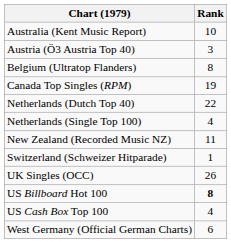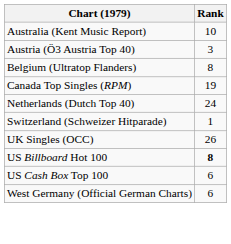(210, 103) 22 -> (210, 103) 24
- row: (74, 121)
- row: (89, 139)
(210, 211) 4 -> (210, 175) 6
